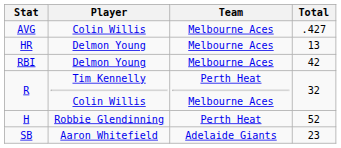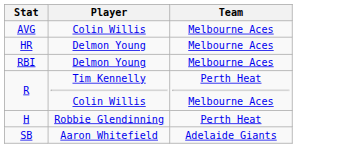- column: (314, 13)
